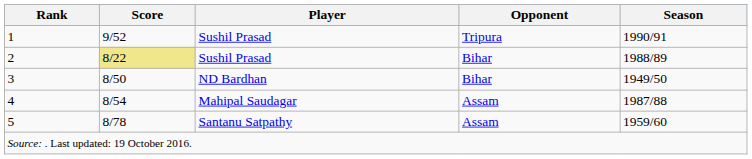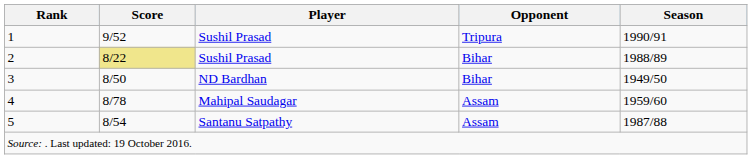(114, 100) 8/54 -> (114, 100) 8/78
(645, 100) 1987/88 -> (645, 100) 1959/60
(114, 121) 8/78 -> (114, 121) 8/54
(645, 121) 1959/60 -> (645, 121) 1987/88
